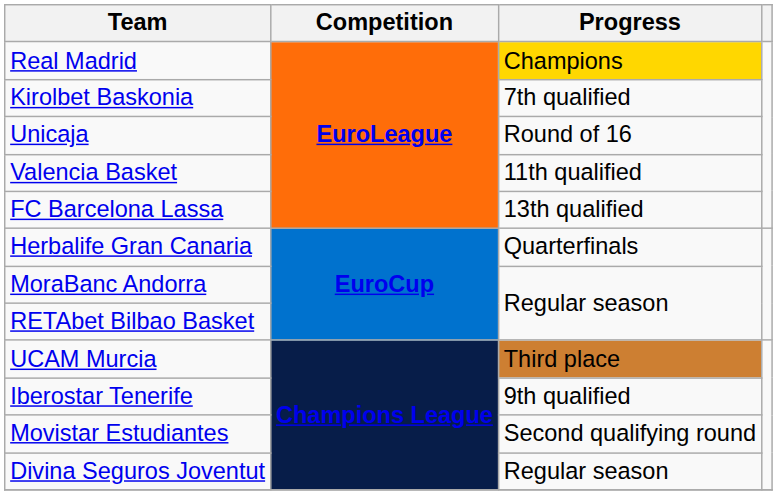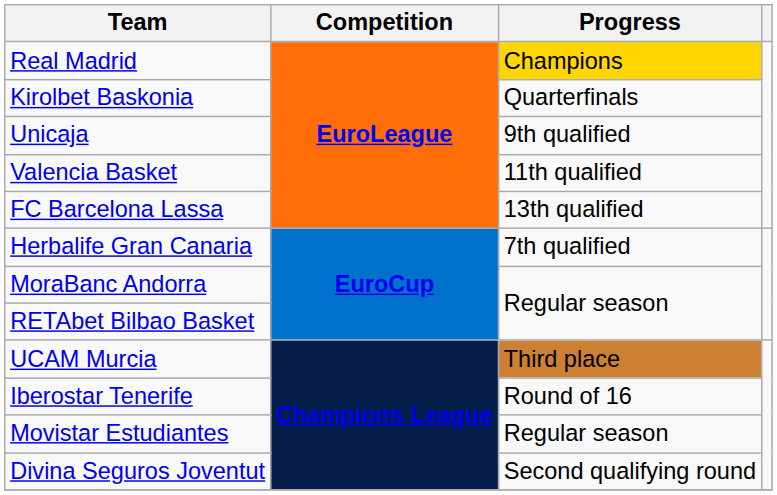(567, 97) 7th qualified -> (571, 97) Quarterfinals
(568, 135) Round of 16 -> (567, 135) 9th qualified
(571, 246) Quarterfinals -> (567, 246) 7th qualified
(567, 396) 9th qualified -> (568, 396) Round of 16
(630, 433) Second qualifying round -> (586, 433) Regular season
(586, 470) Regular season -> (630, 470) Second qualifying round
